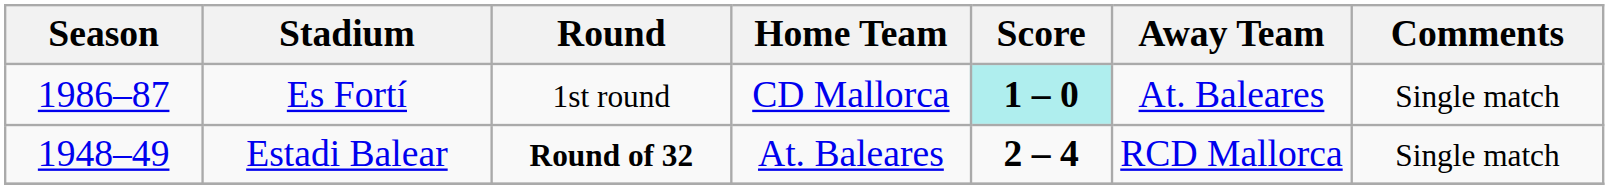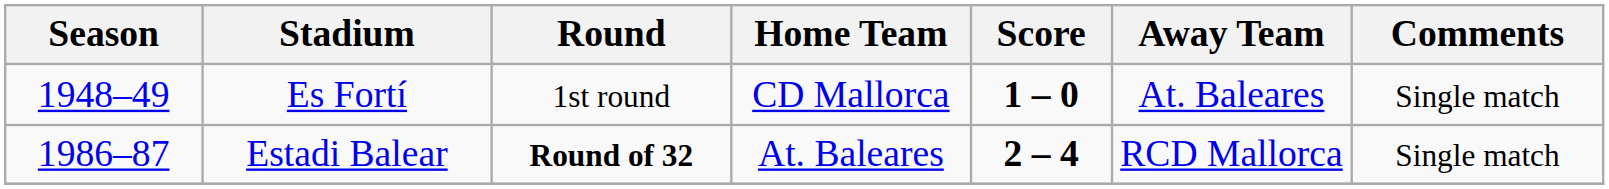(104, 93) 1986–87 -> (104, 93) 1948–49
(1041, 93) paleturquoise background -> (1041, 93) no background
(104, 153) 1948–49 -> (104, 153) 1986–87
